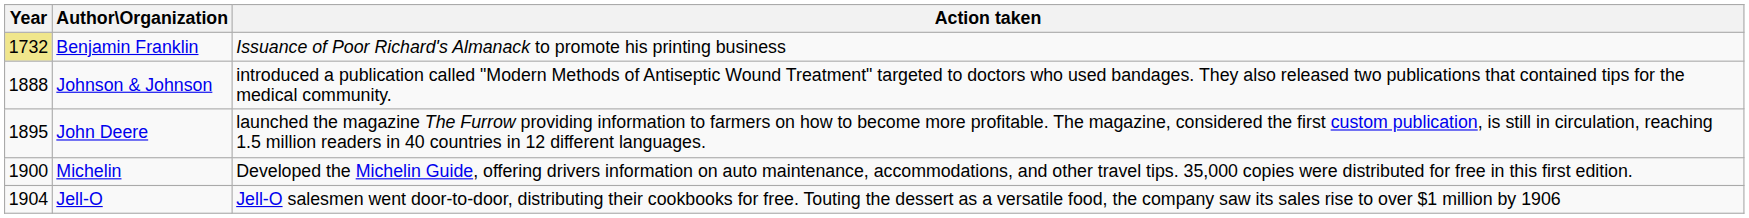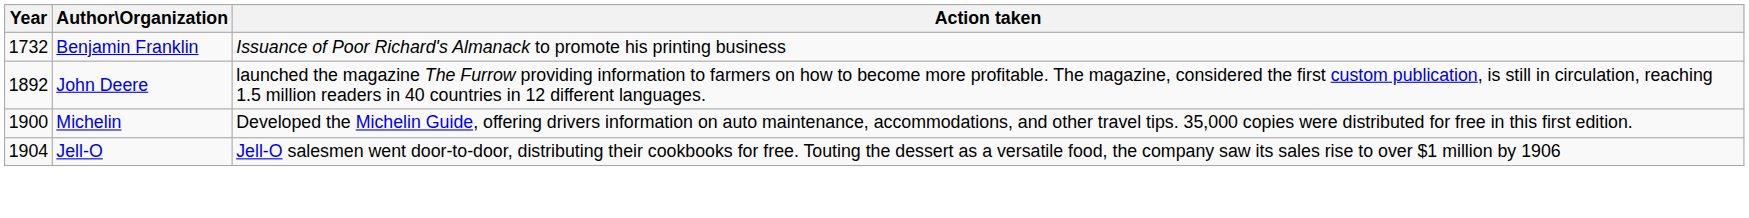(28, 46) khaki background -> (28, 46) no background
- row: (134, 84)
(28, 133) 1895 -> (28, 84) 1892
